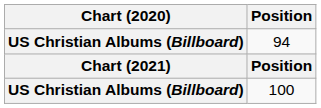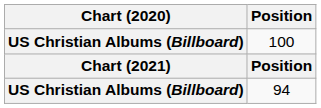rows swapped: (282, 41) <-> (282, 90)
